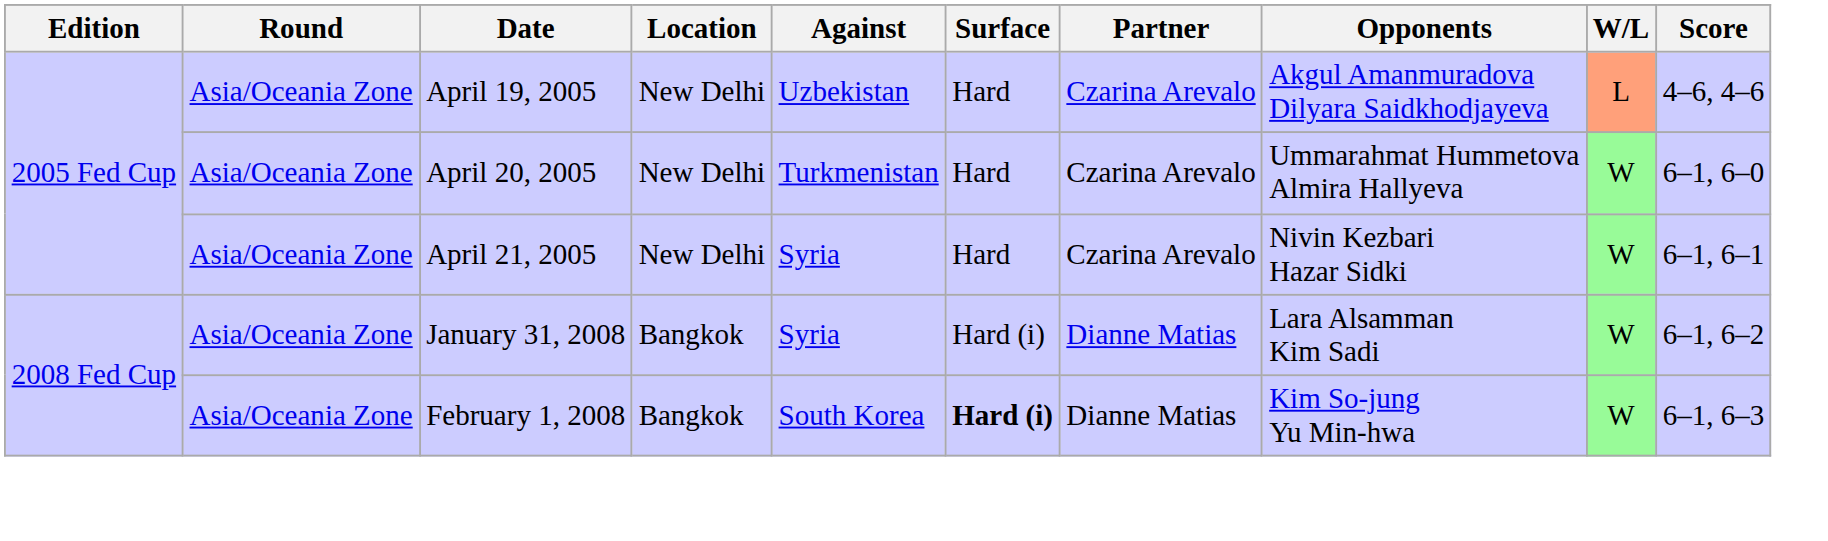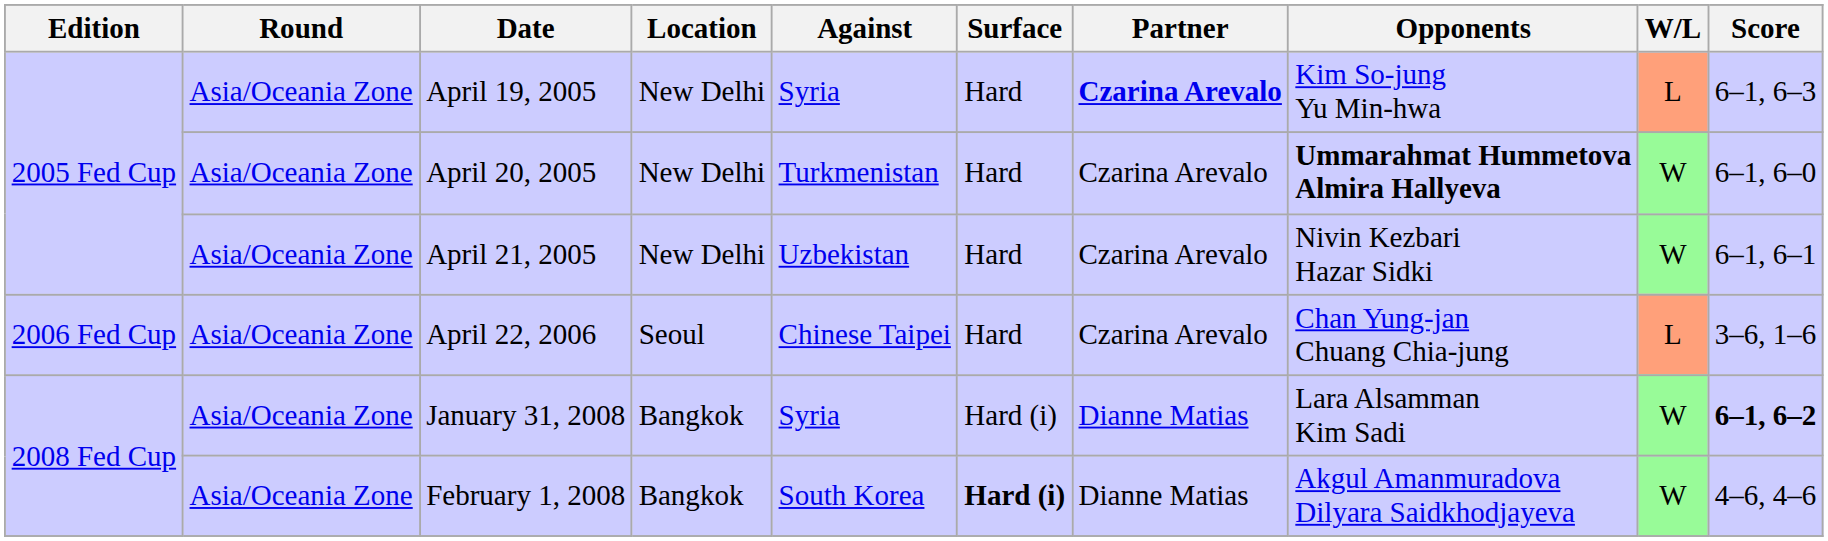(844, 91) Uzbekistan -> (809, 91) Syria
(1161, 91) normal -> (1180, 91) bold
(1409, 91) Akgul Amanmuradova Dilyara Saidkhodjayeva -> (1371, 91) Kim So-jung Yu Min-hwa
(1713, 91) 4–6, 4–6 -> (1765, 91) 6–1, 6–3
(1424, 172) normal -> (1463, 172) bold
(809, 253) Syria -> (844, 253) Uzbekistan
+ row: (511, 333)
(1713, 333) normal -> (1765, 414) bold
(1345, 414) Kim So-jung Yu Min-hwa -> (1435, 495) Akgul Amanmuradova Dilyara Saidkhodjayeva
(1713, 414) 6–1, 6–3 -> (1765, 495) 4–6, 4–6
